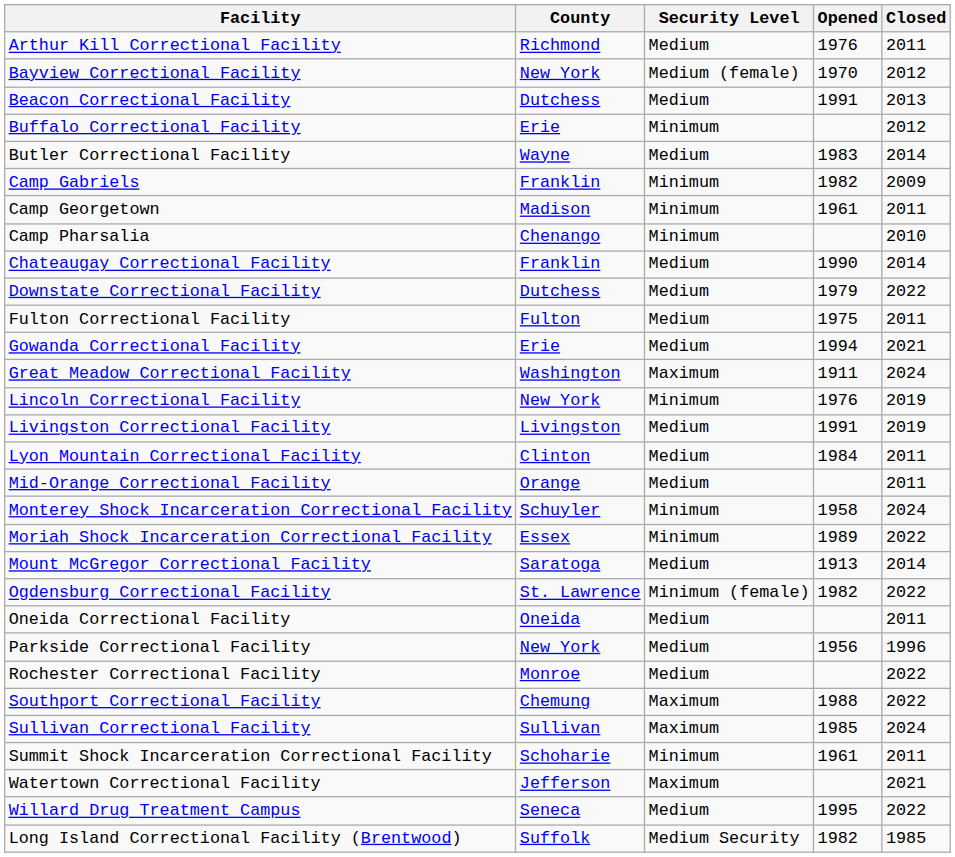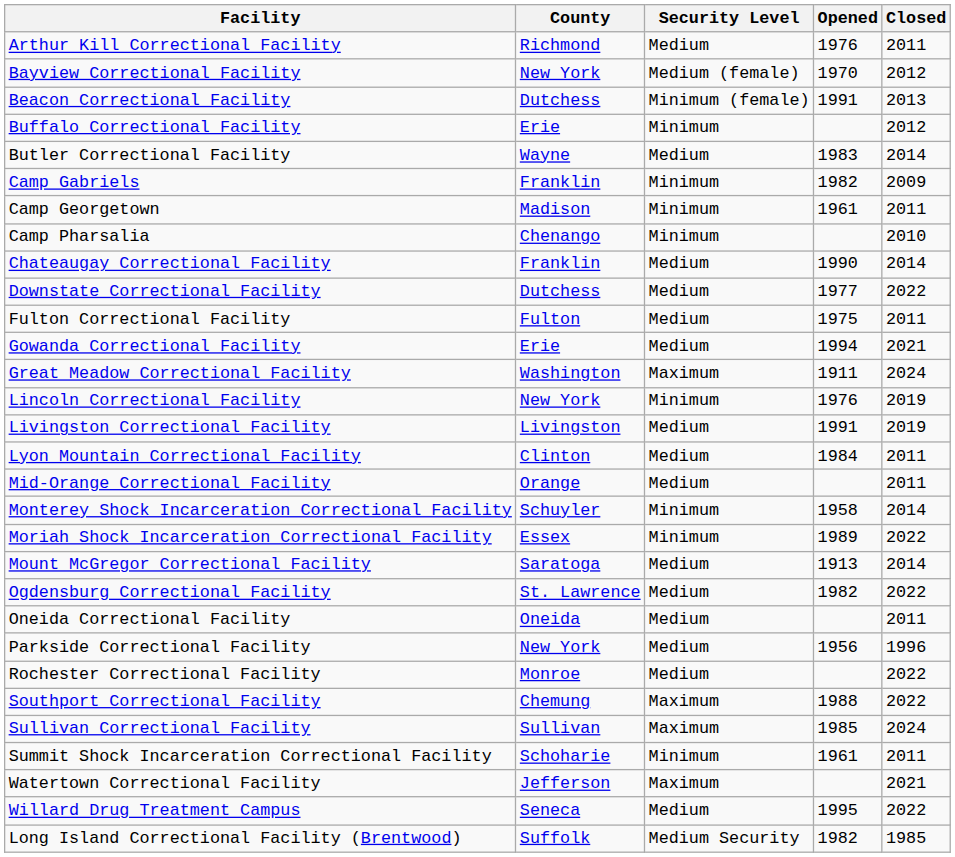(679, 100) Medium -> (729, 100) Minimum (female)
(838, 292) 1979 -> (838, 292) 1977
(906, 510) 2024 -> (906, 510) 2014
(729, 592) Minimum (female) -> (679, 592) Medium
